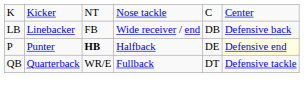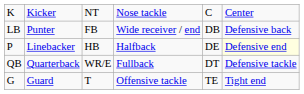(51, 30) Linebacker -> (41, 30) Punter
(41, 47) Punter -> (51, 47) Linebacker
(92, 47) bold -> (92, 47) normal
+ row: (11, 81)
